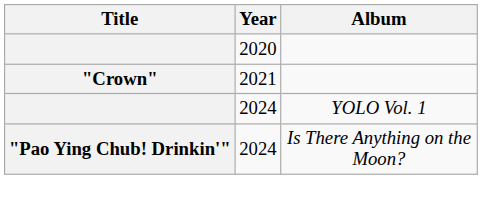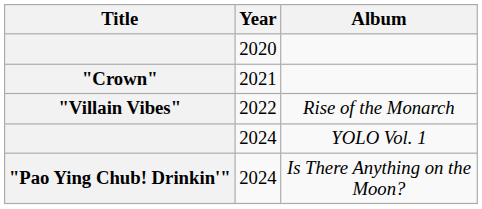+ row: (120, 108)
